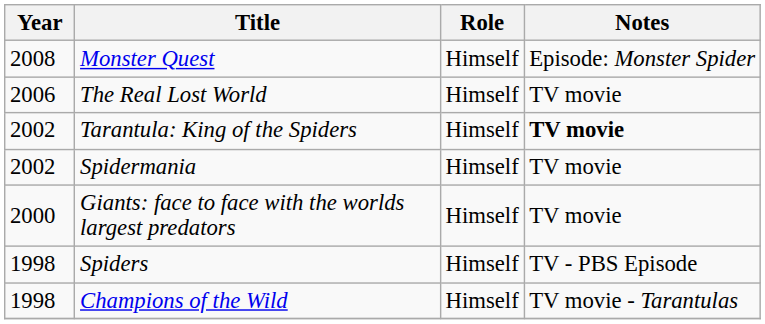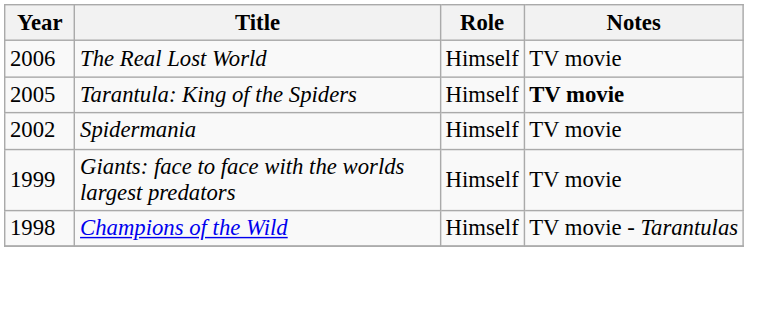- row: (147, 58)
(33, 130) 2002 -> (33, 94) 2005
(33, 215) 2000 -> (33, 179) 1999
- row: (114, 264)
